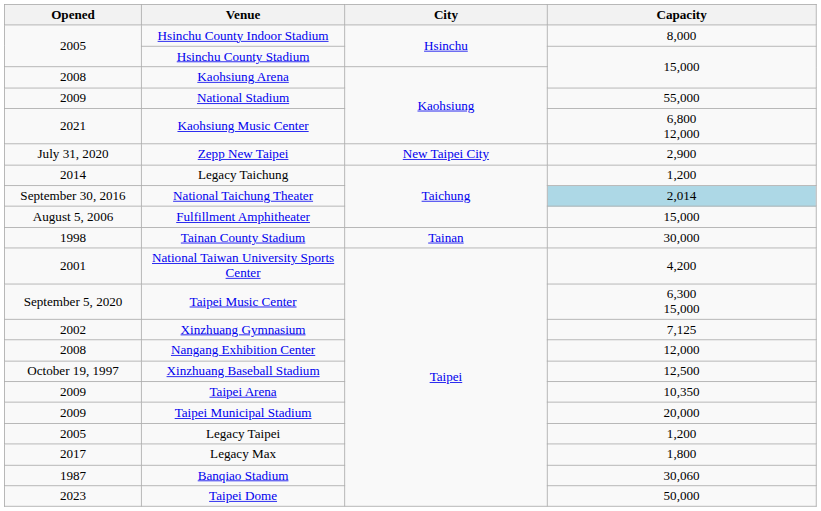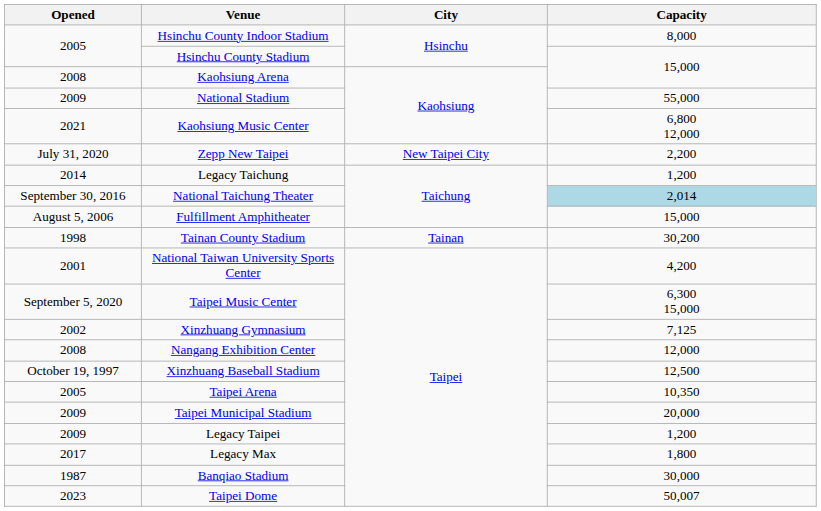(682, 154) 2,900 -> (682, 154) 2,200
(682, 237) 30,000 -> (682, 237) 30,200
(73, 392) 2009 -> (73, 392) 2005
(73, 433) 2005 -> (73, 433) 2009
(682, 475) 30,060 -> (682, 475) 30,000
(682, 496) 50,000 -> (682, 496) 50,007
